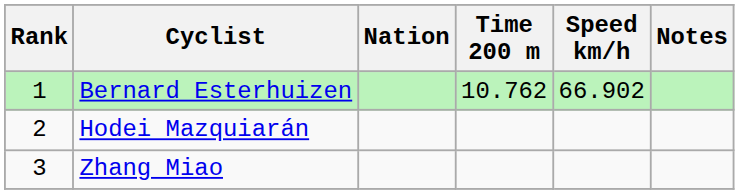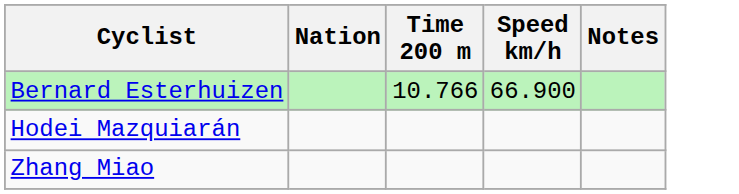- column: (39, 38)
(504, 91) 10.762 -> (435, 91) 10.766
(602, 91) 66.902 -> (533, 91) 66.900
